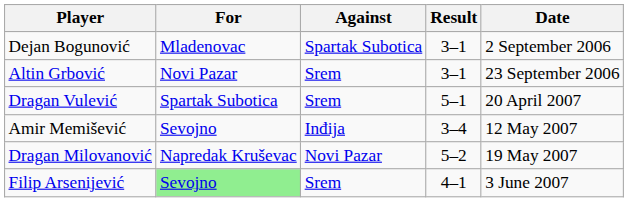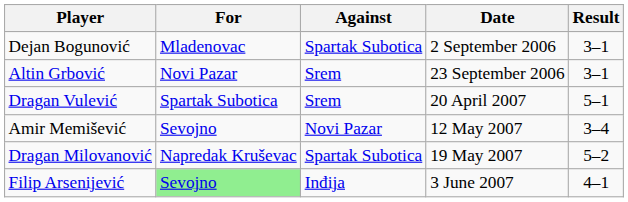columns swapped: (454, 18) <-> (552, 18)
(325, 127) Inđija -> (343, 127) Novi Pazar
(343, 155) Novi Pazar -> (363, 155) Spartak Subotica
(323, 182) Srem -> (325, 182) Inđija
